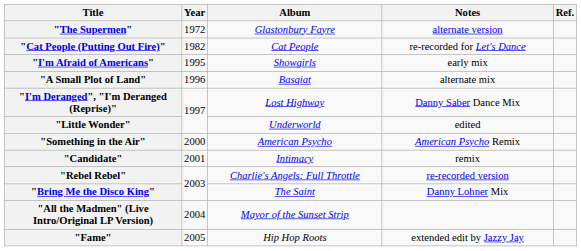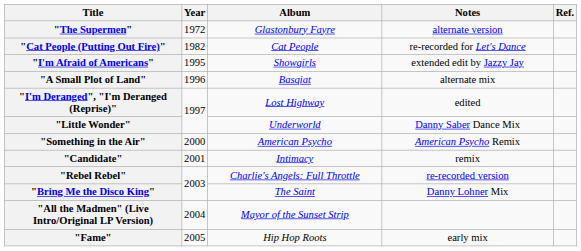(468, 63) early mix -> (468, 63) extended edit by Jazzy Jay
(468, 102) Danny Saber Dance Mix -> (468, 102) edited
(468, 125) edited -> (468, 125) Danny Saber Dance Mix
(468, 237) extended edit by Jazzy Jay -> (468, 237) early mix
